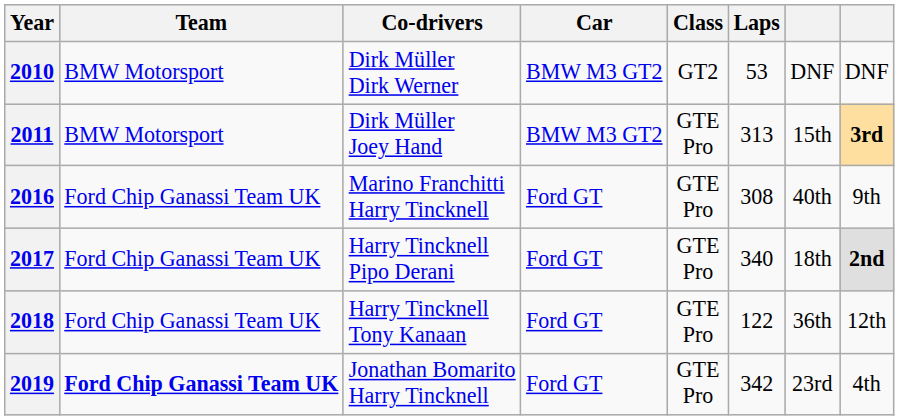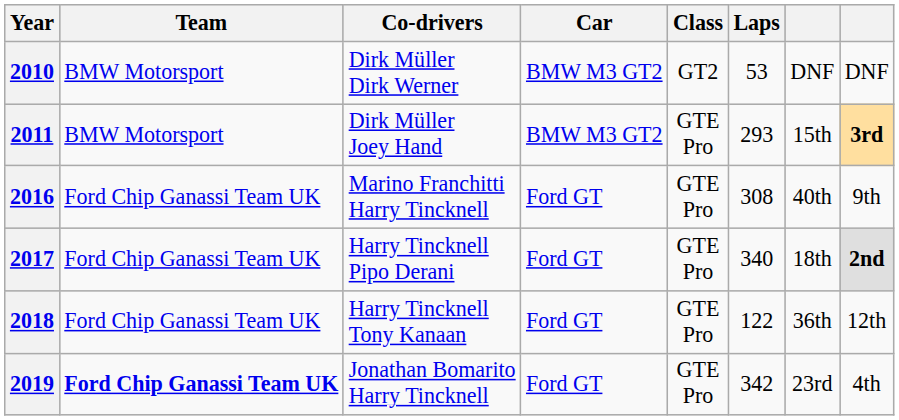(757, 134) 313 -> (757, 134) 293
